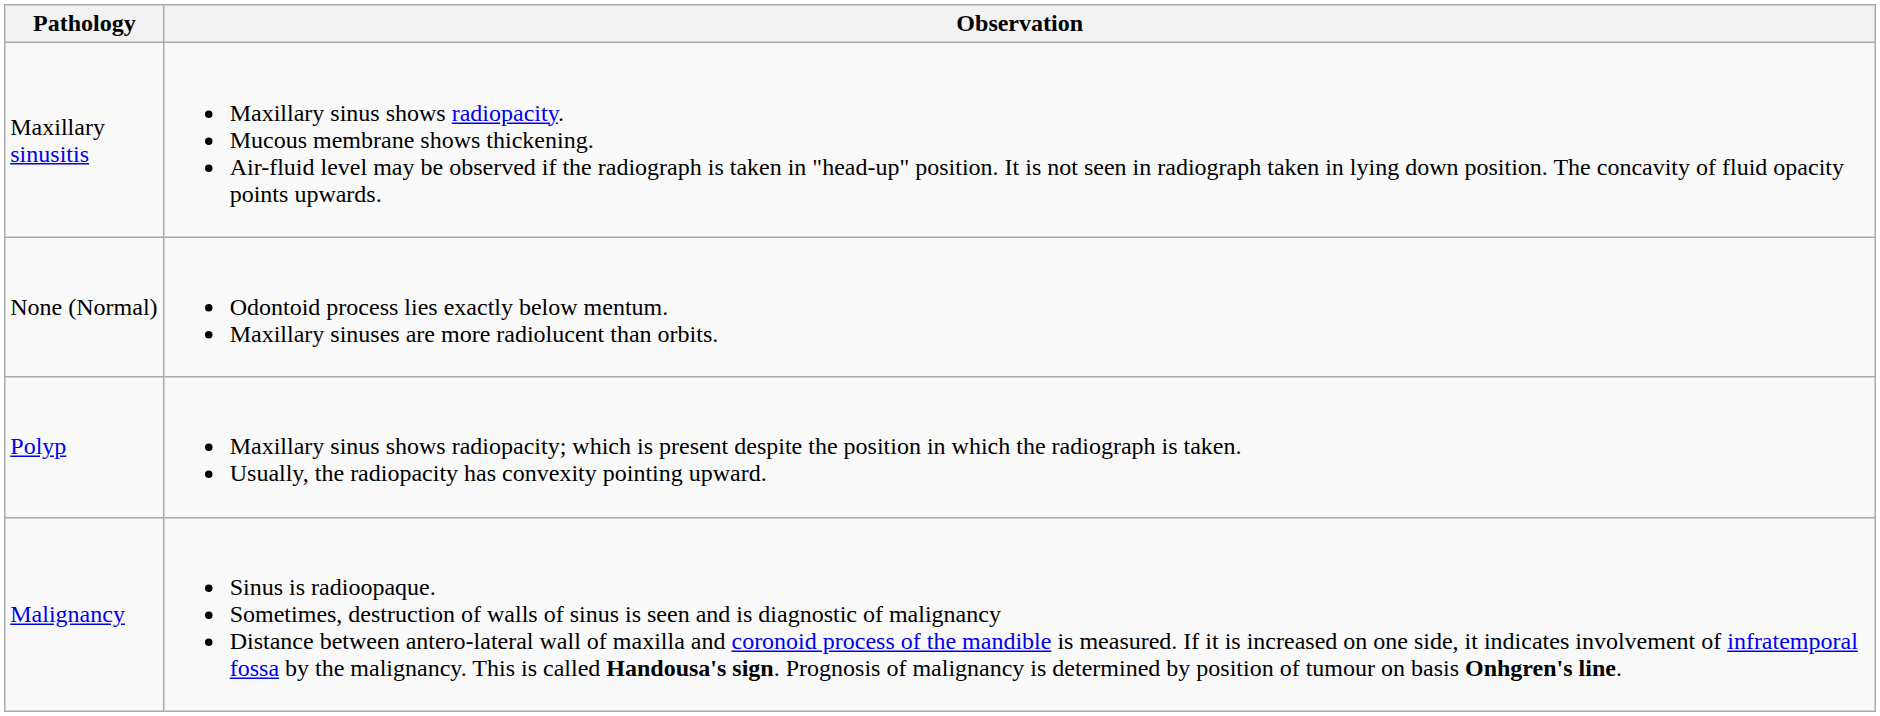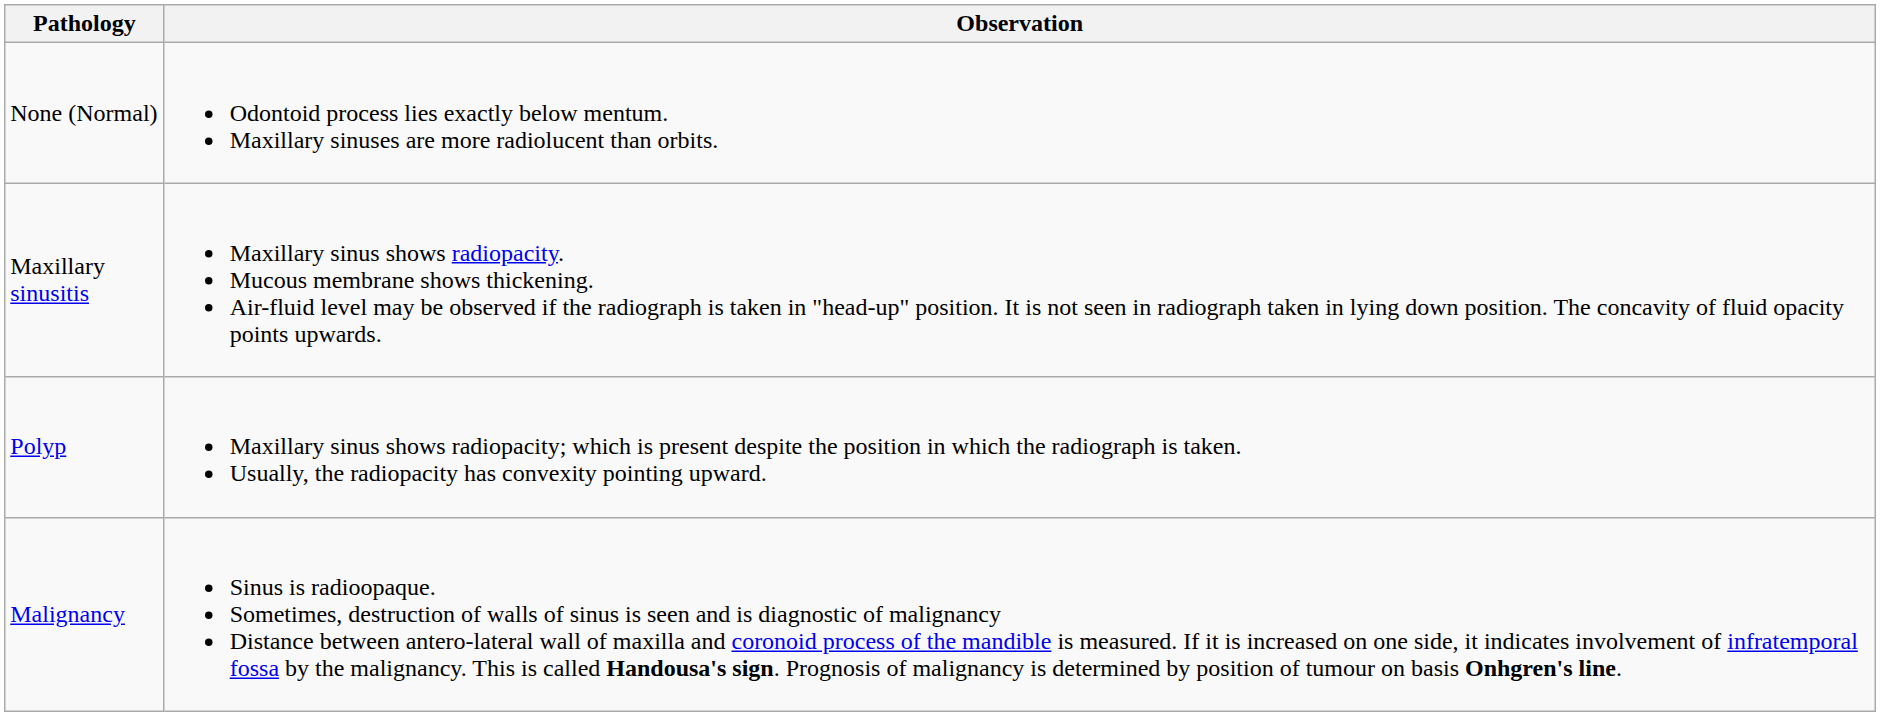rows swapped: (84, 306) <-> (58, 139)
